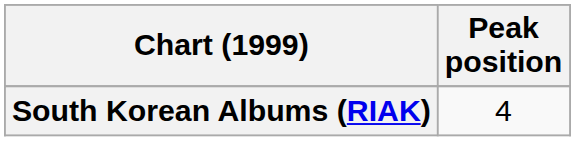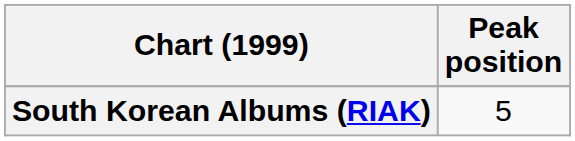(504, 110) 4 -> (504, 110) 5
